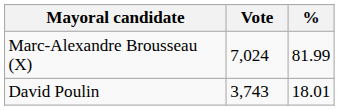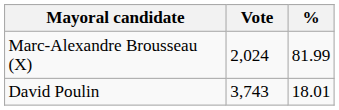(250, 54) 7,024 -> (250, 54) 2,024
